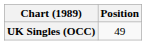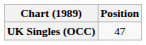(120, 31) 49 -> (120, 31) 47
